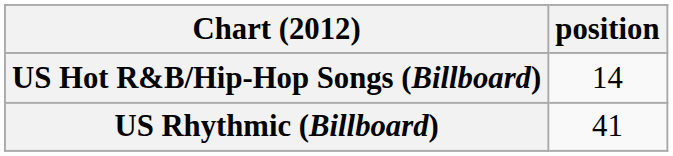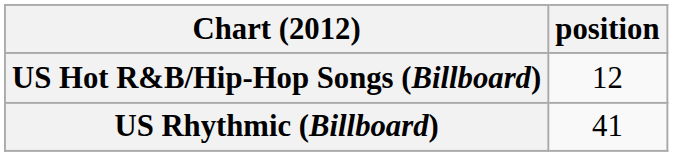(607, 77) 14 -> (607, 77) 12
